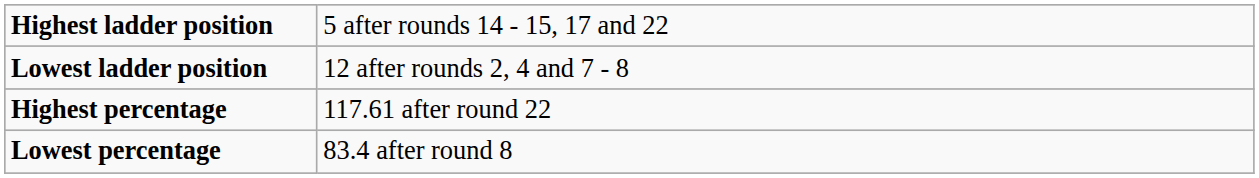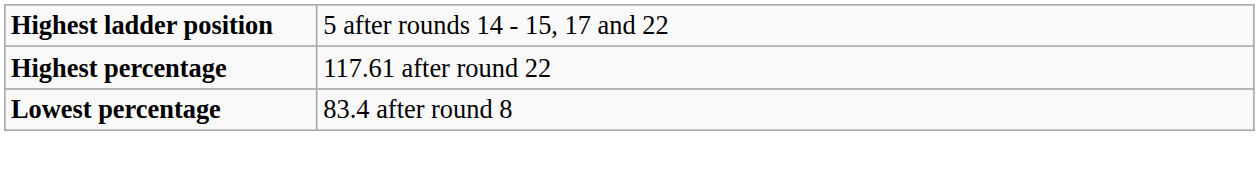- row: (139, 67)
